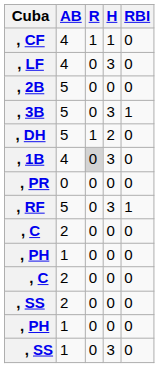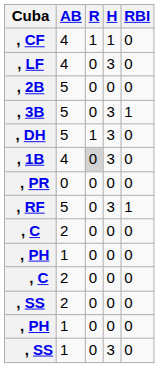(111, 135) 2 -> (111, 135) 3
